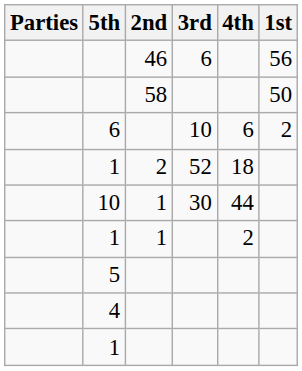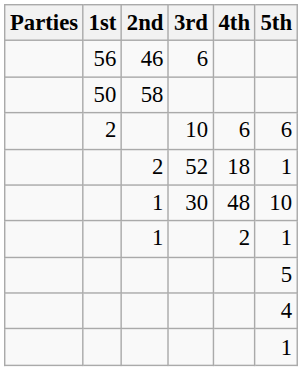columns swapped: (278, 22) <-> (104, 22)
(242, 202) 44 -> (239, 202) 48
